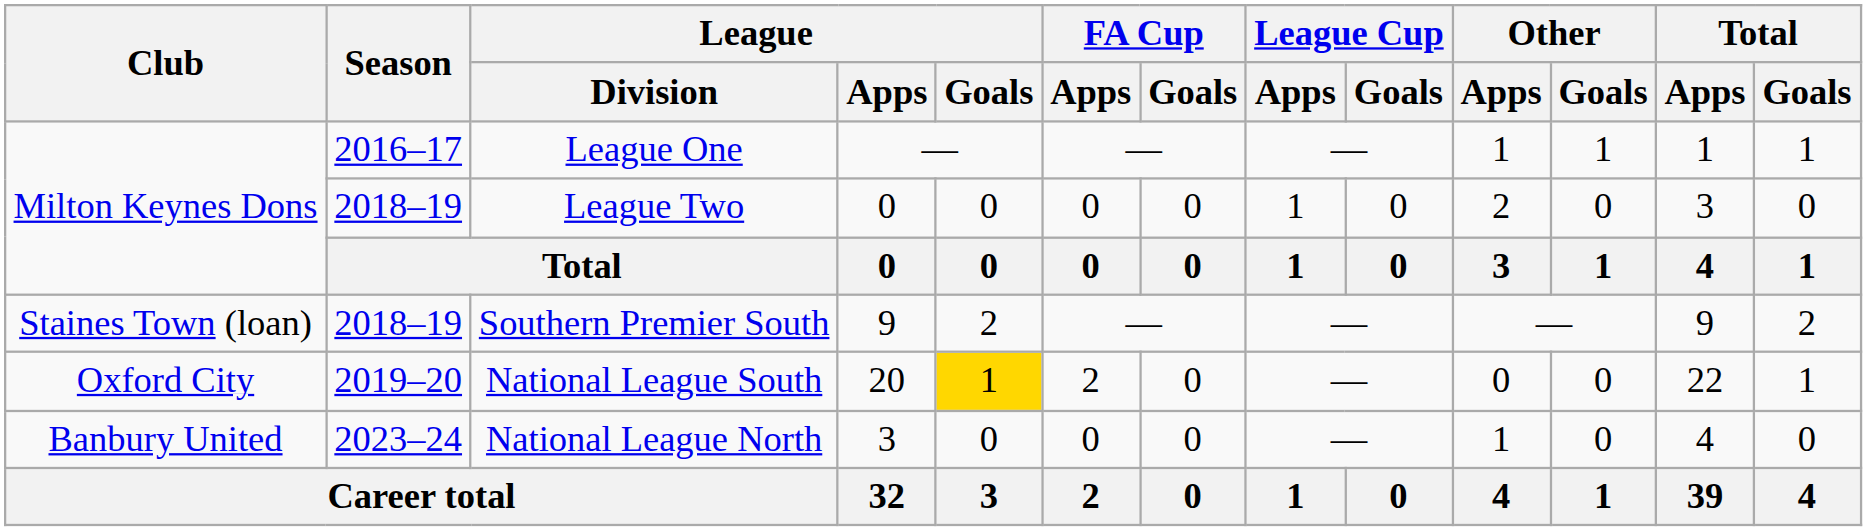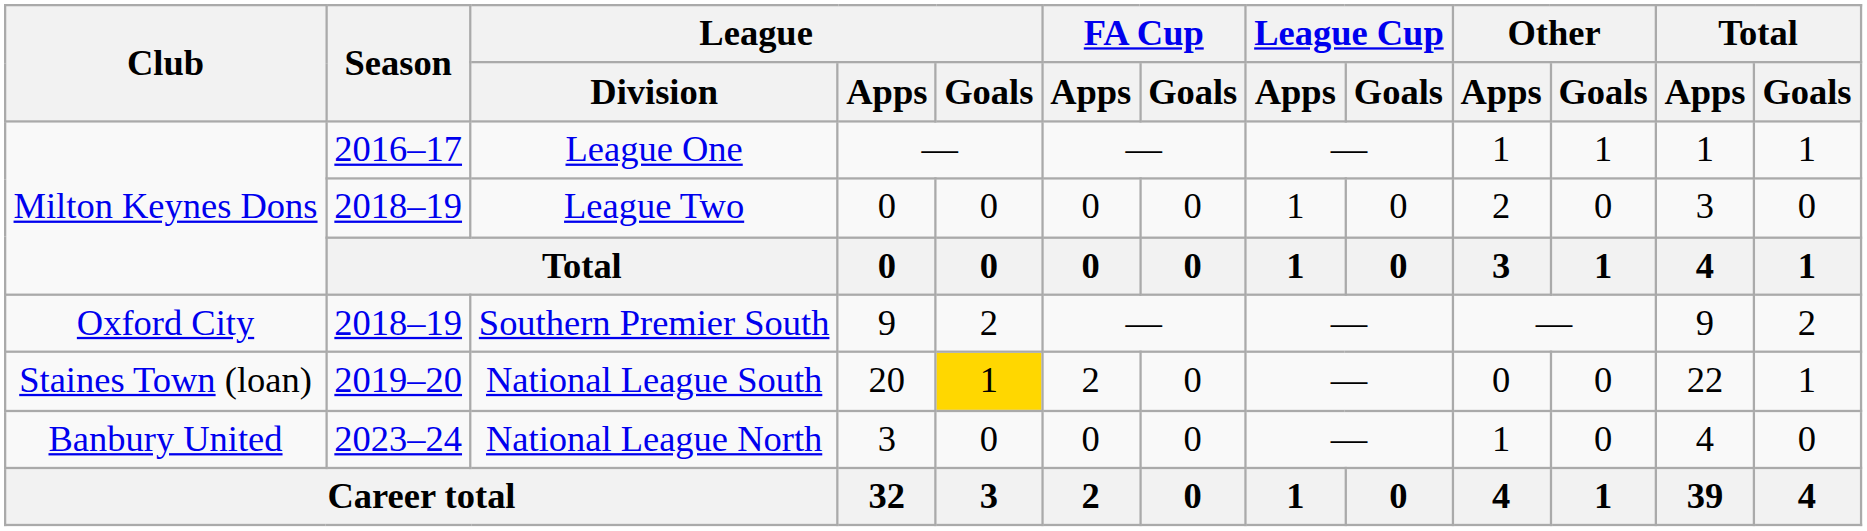(166, 322) Staines Town (loan) -> (166, 322) Oxford City
(166, 380) Oxford City -> (166, 380) Staines Town (loan)
